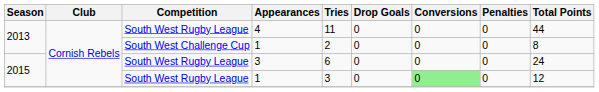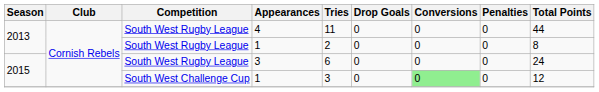(187, 45) South West Challenge Cup -> (186, 45) South West Rugby League
(186, 78) South West Rugby League -> (187, 78) South West Challenge Cup
